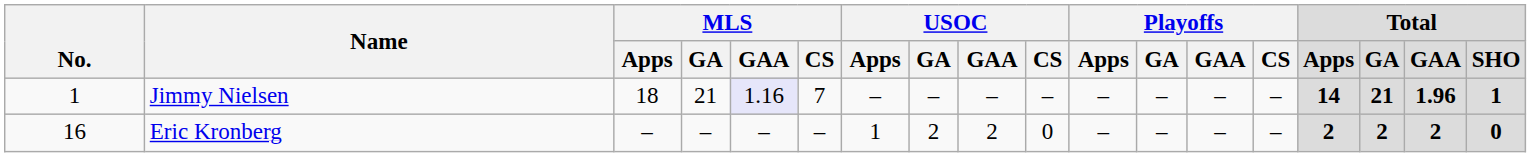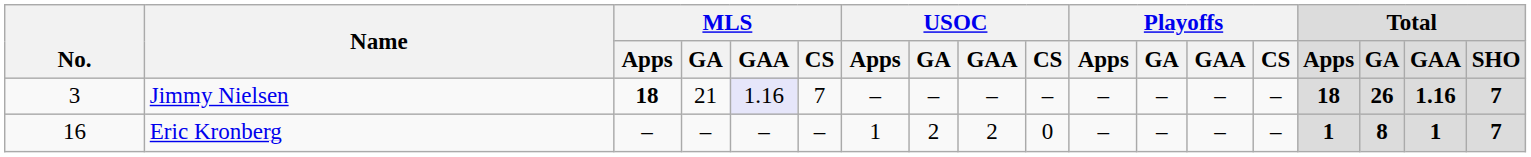(75, 95) 1 -> (75, 95) 3
(647, 95) normal -> (647, 95) bold
(1328, 95) 14 -> (1328, 95) 18
(1382, 95) 21 -> (1382, 95) 26
(1436, 95) 1.96 -> (1436, 95) 1.16
(1496, 95) 1 -> (1496, 95) 7
(1328, 132) 2 -> (1328, 132) 1
(1382, 132) 2 -> (1382, 132) 8
(1436, 132) 2 -> (1436, 132) 1
(1496, 132) 0 -> (1496, 132) 7
